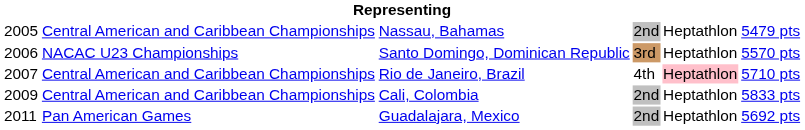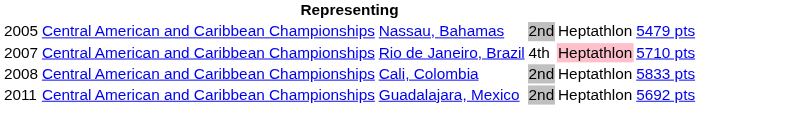- row: (504, 52)
(21, 95) 2009 -> (21, 73) 2008
(117, 116) Pan American Games -> (208, 95) Central American and Caribbean Championships
